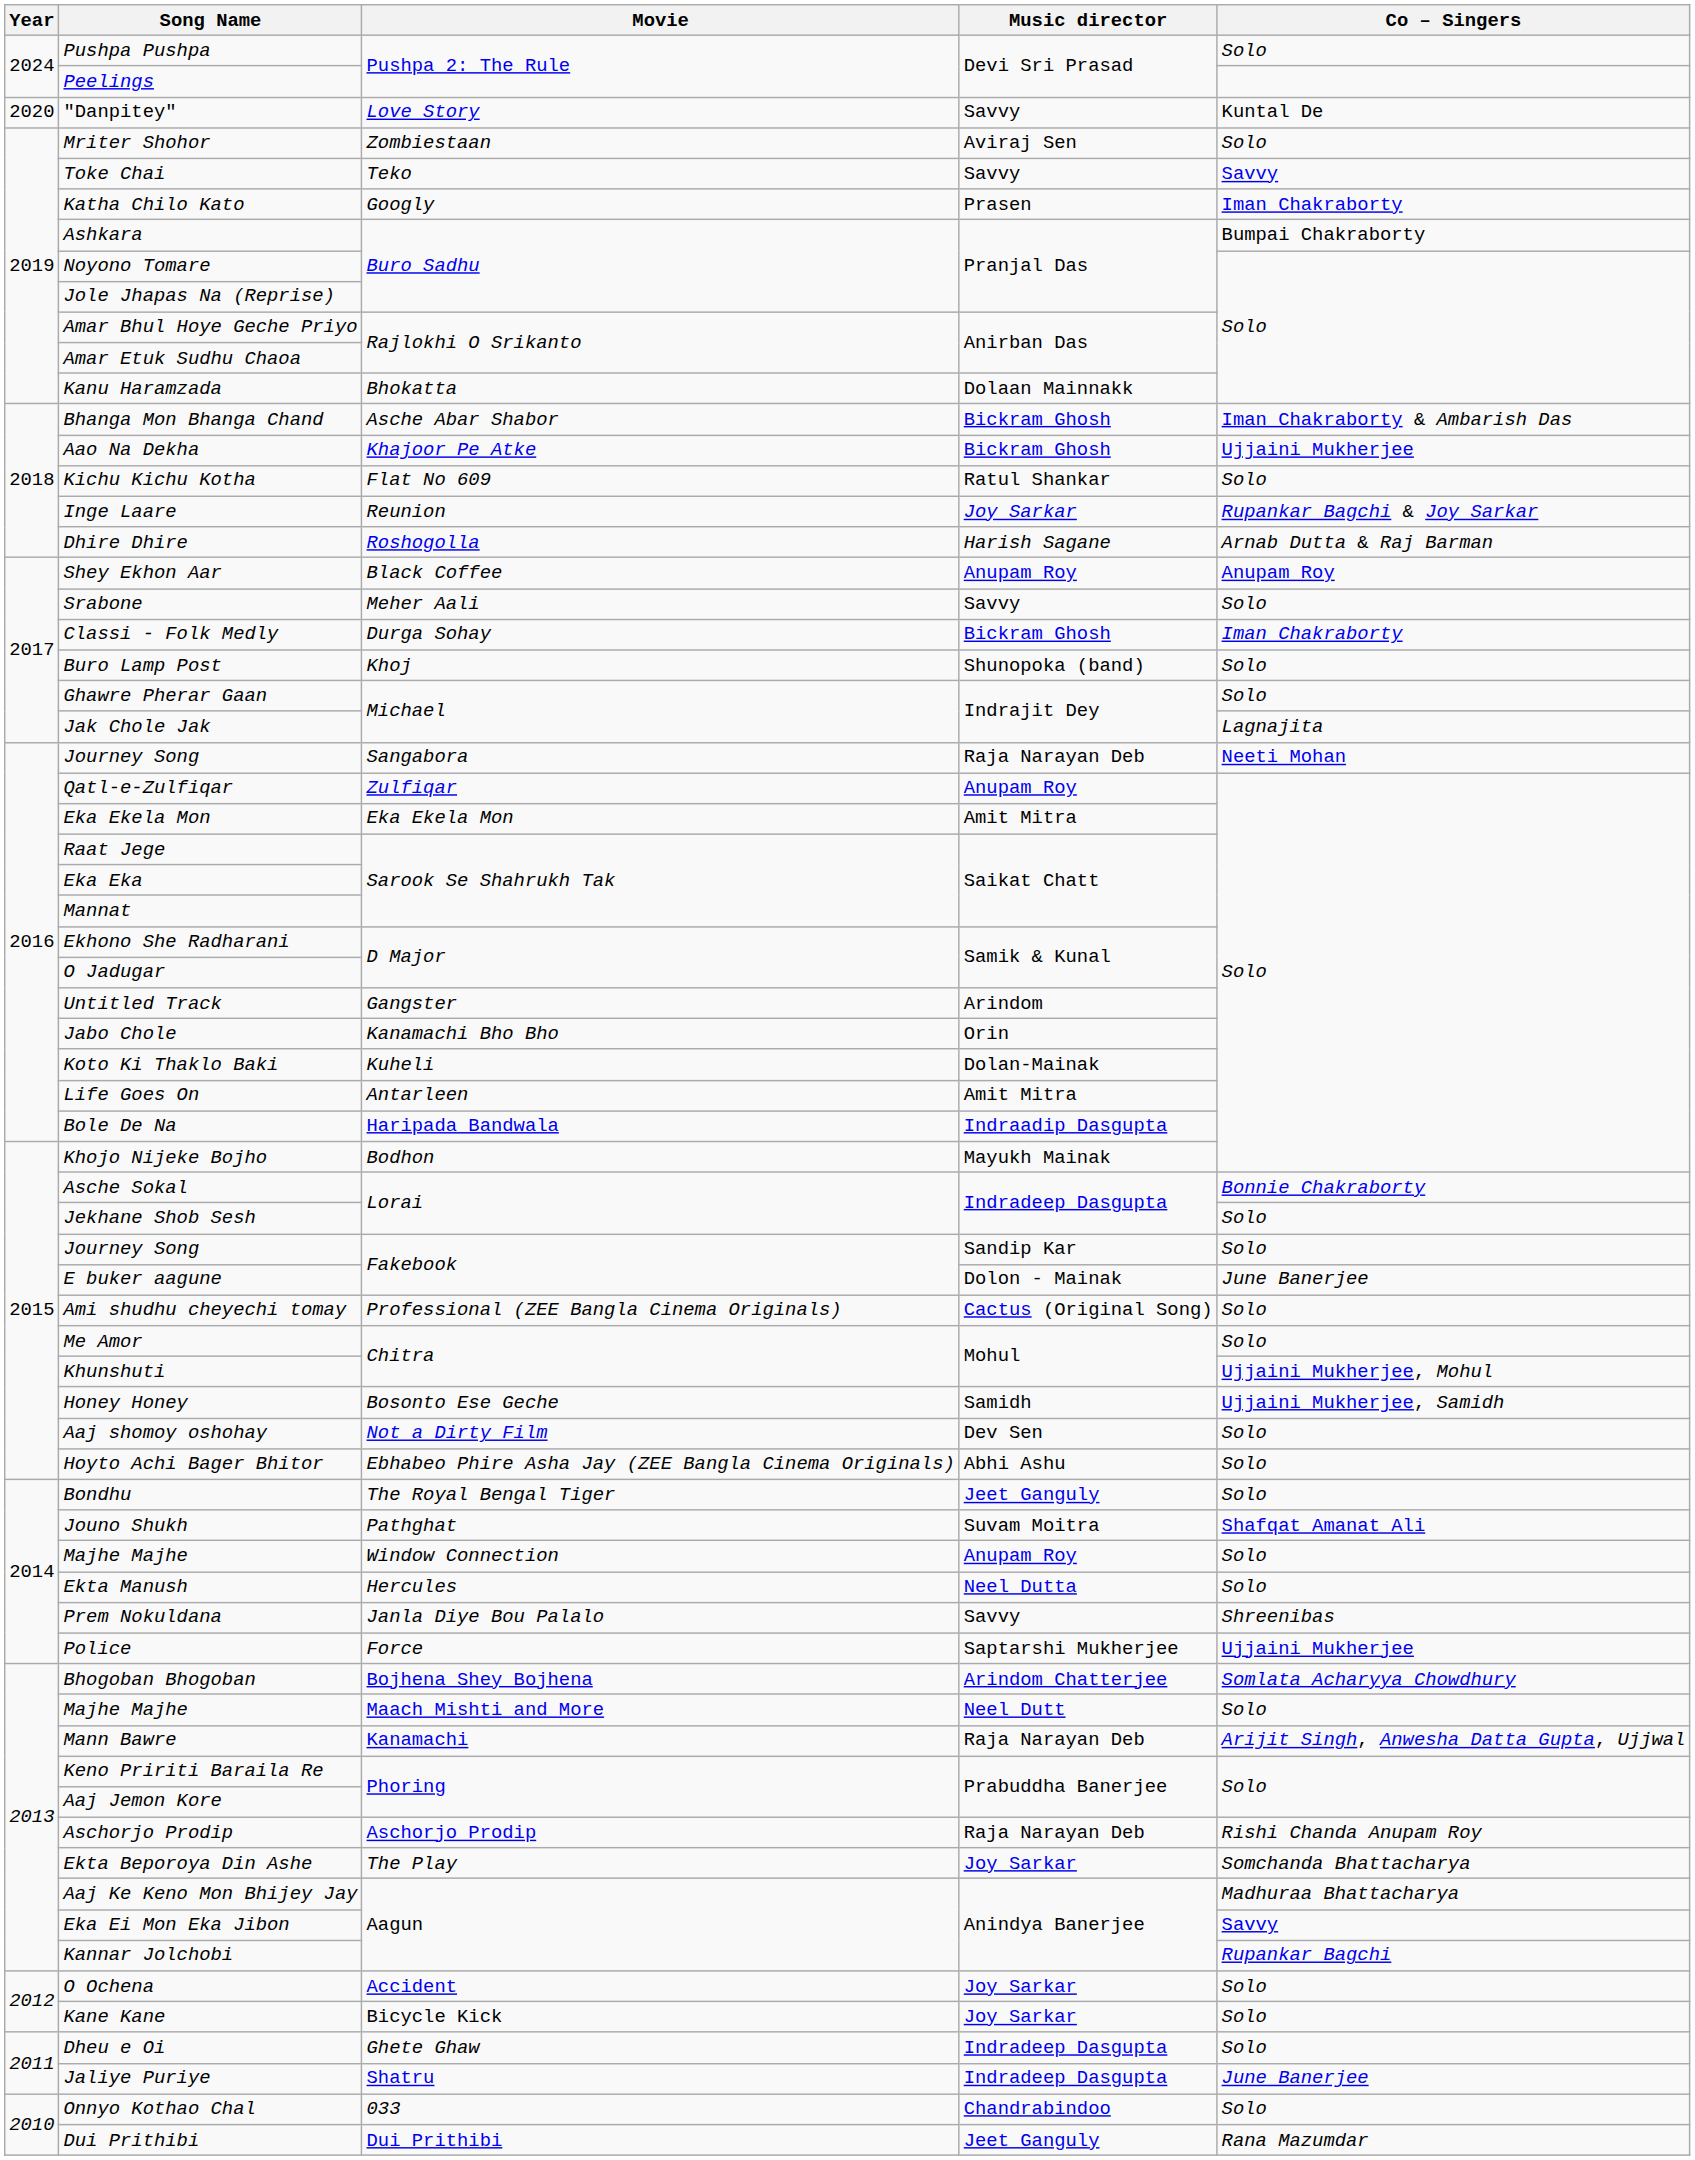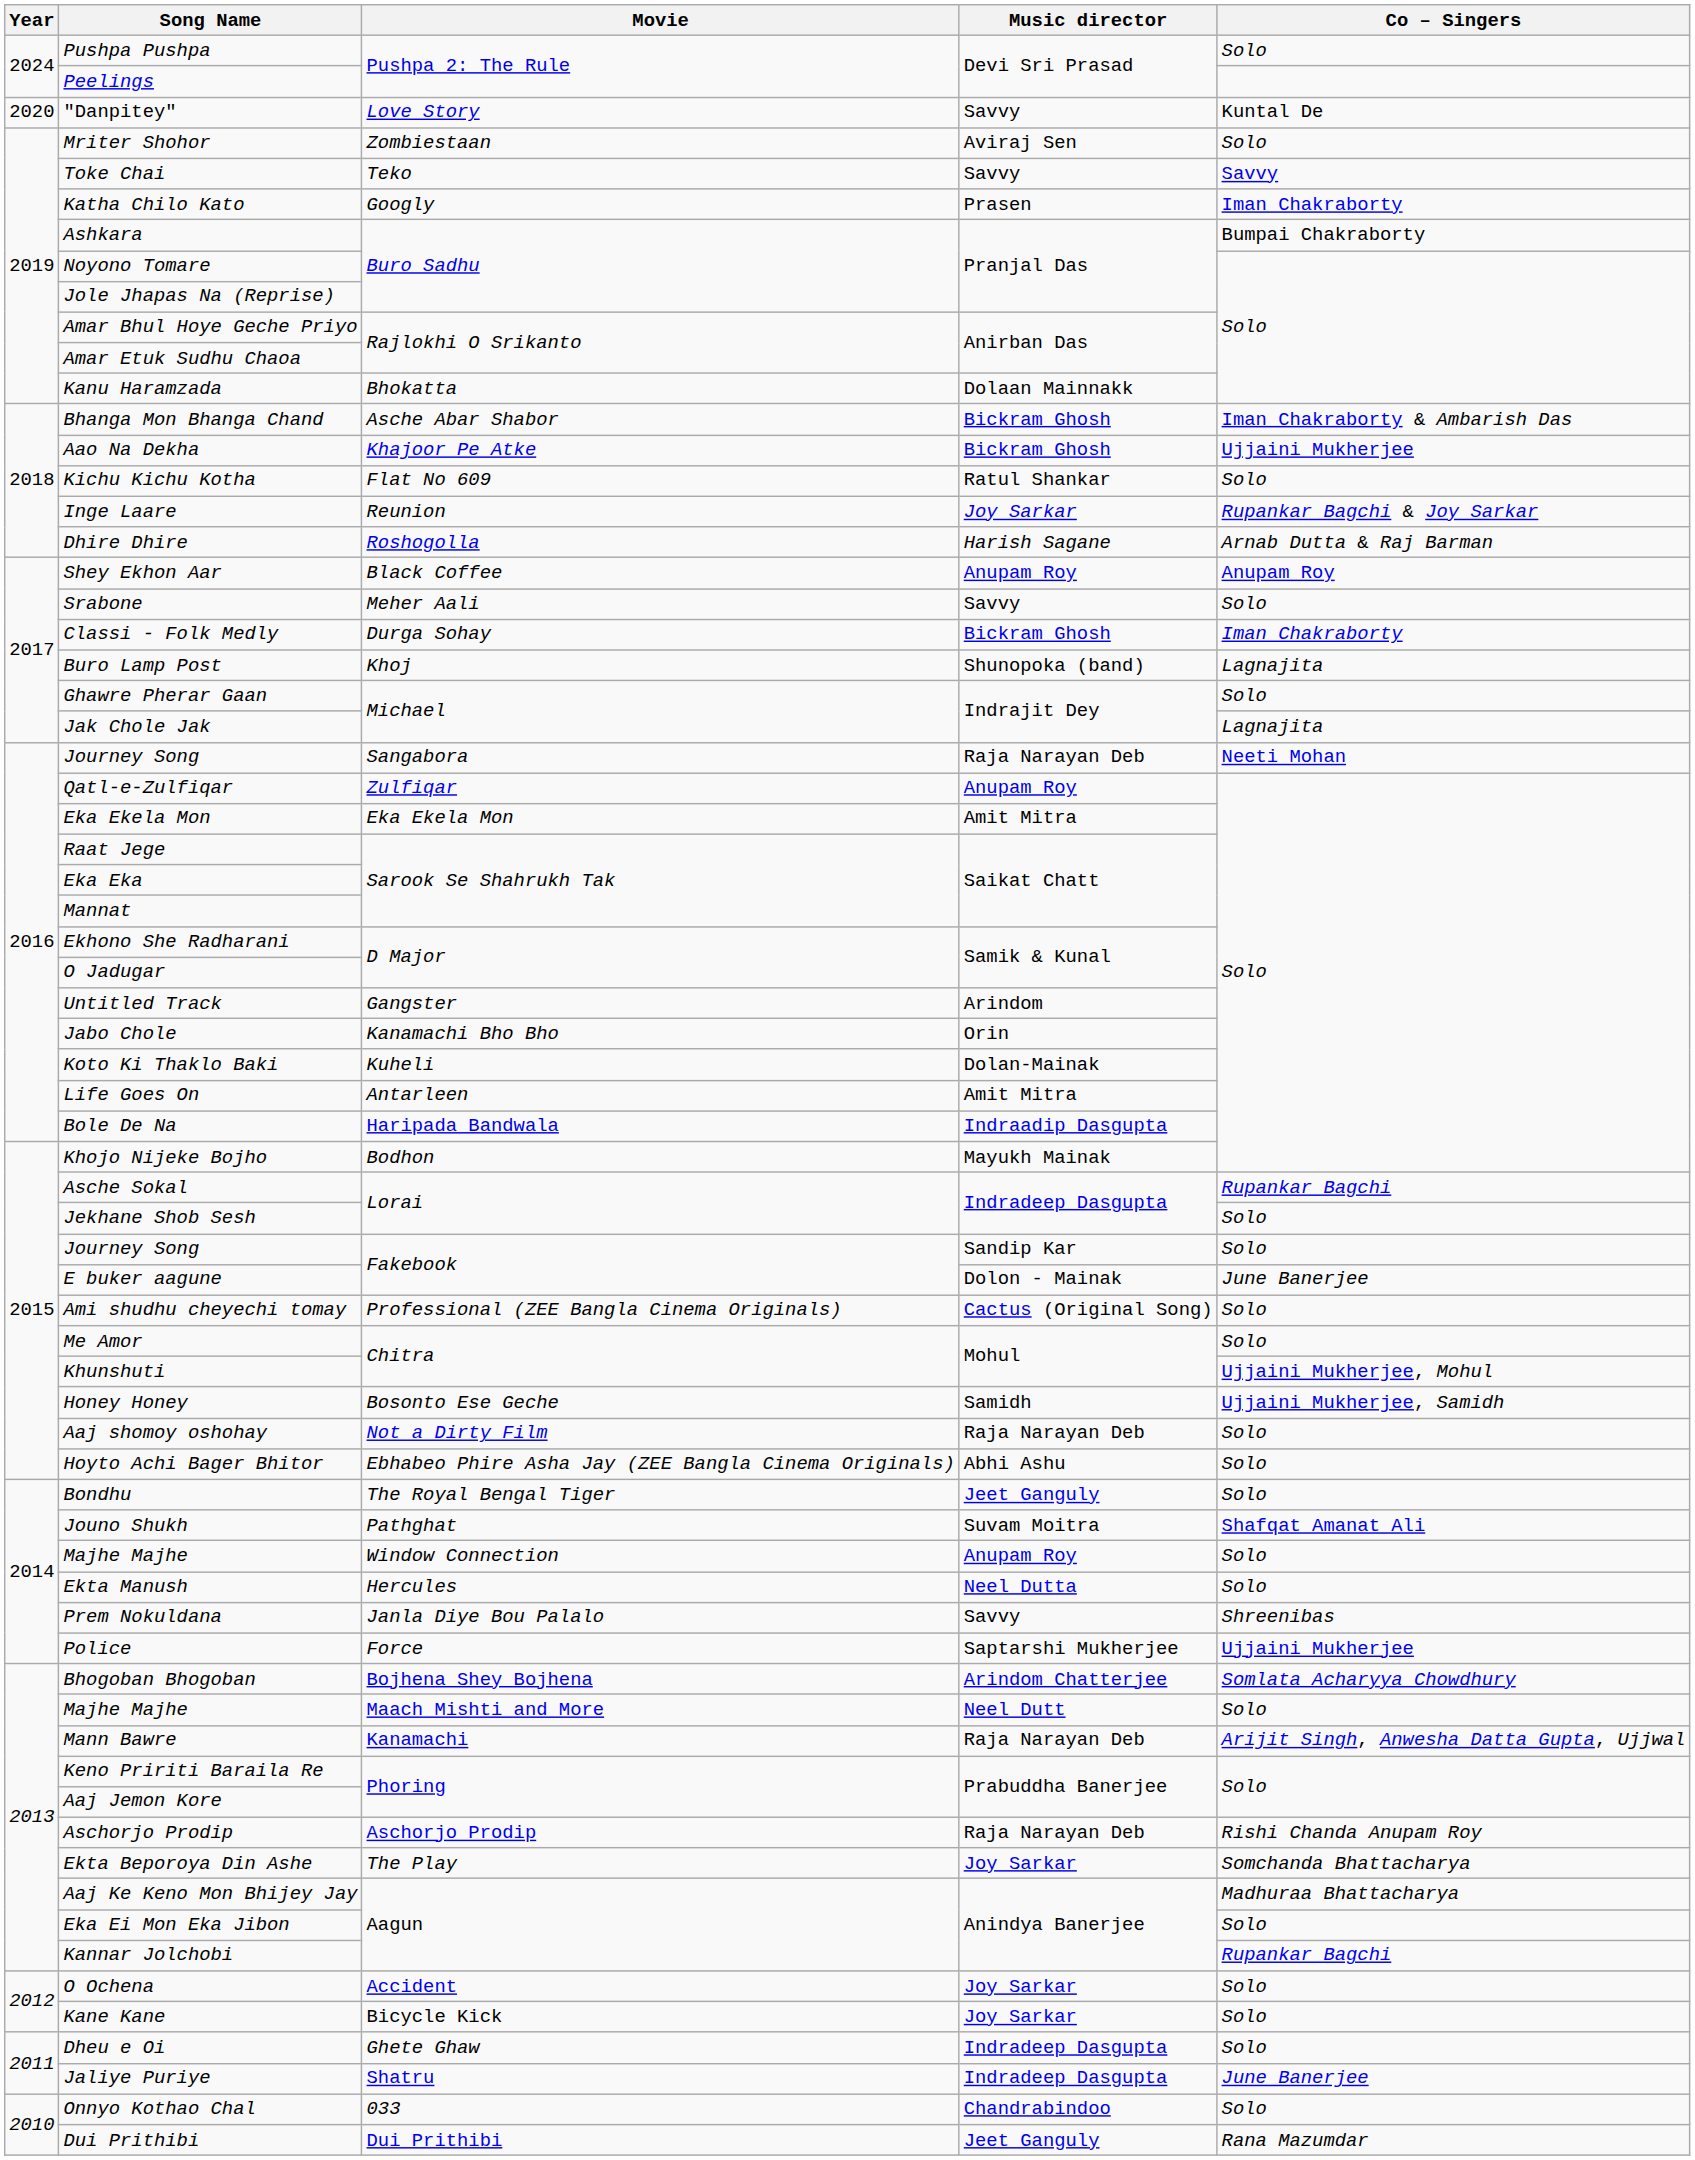(1244, 665) Solo -> (1273, 665) Lagnajita
(1323, 1188) Bonnie Chakraborty -> (1306, 1188) Rupankar Bagchi
(1003, 1433) Dev Sen -> (1054, 1433) Raja Narayan Deb
(1250, 1925) Savvy -> (1244, 1925) Solo
